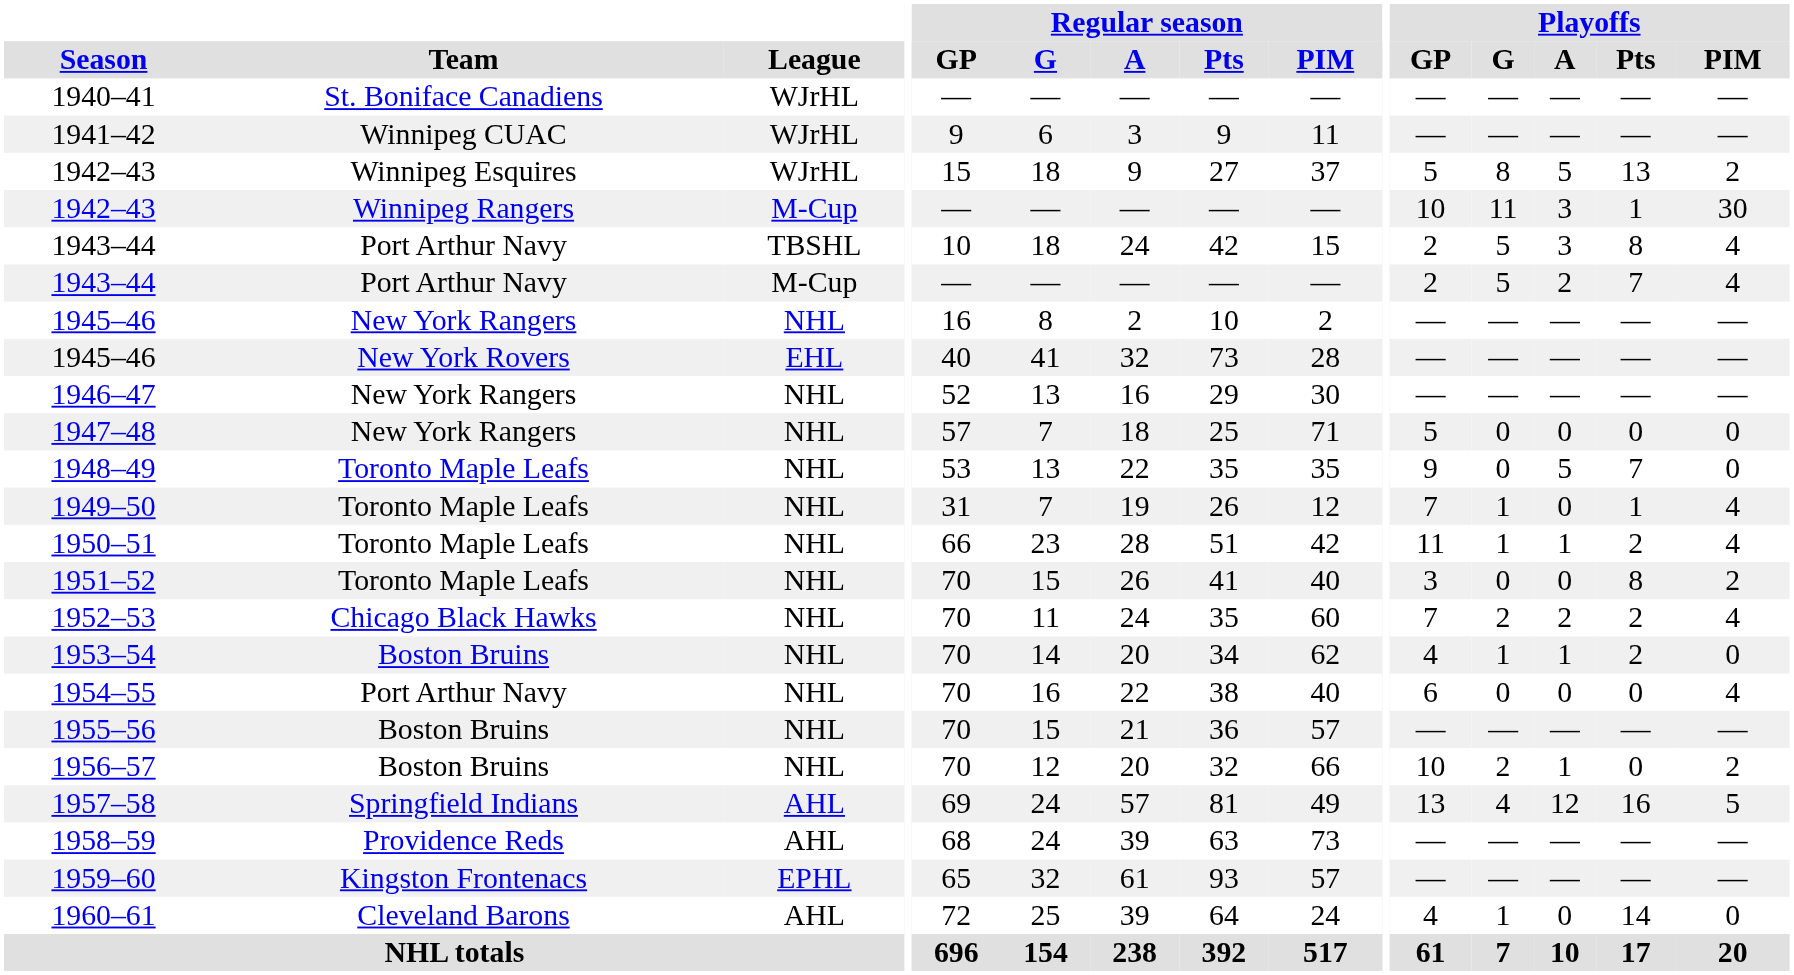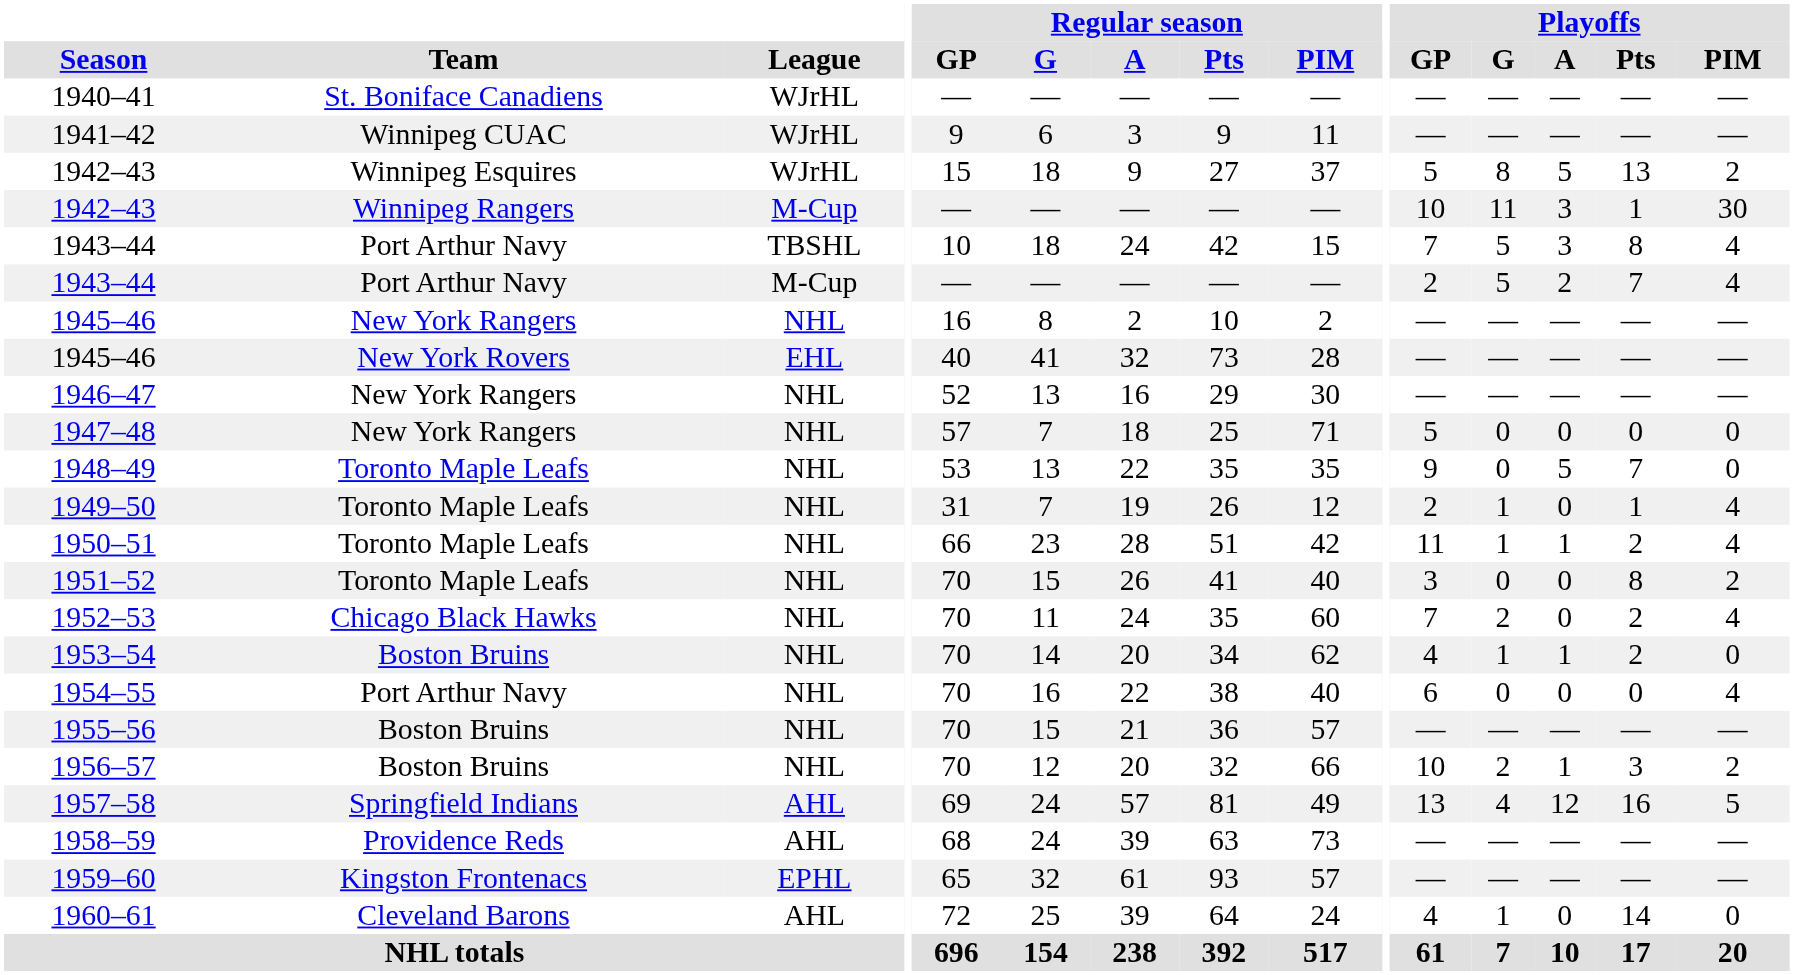(1431, 245) 2 -> (1431, 245) 7
(1431, 505) 7 -> (1431, 505) 2
(1565, 617) 2 -> (1565, 617) 0
(1636, 766) 0 -> (1636, 766) 3
